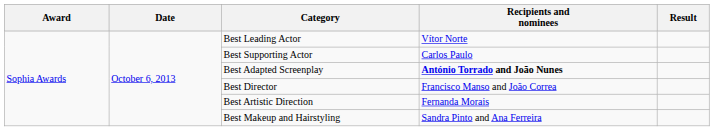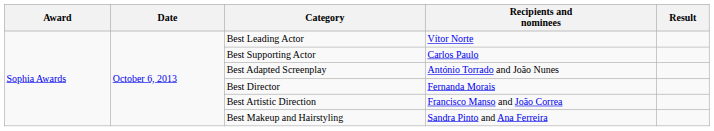(492, 70) bold -> (493, 70) normal
(489, 86) Francisco Manso and João Correa -> (461, 86) Fernanda Morais
(455, 102) Fernanda Morais -> (495, 102) Francisco Manso and João Correa
